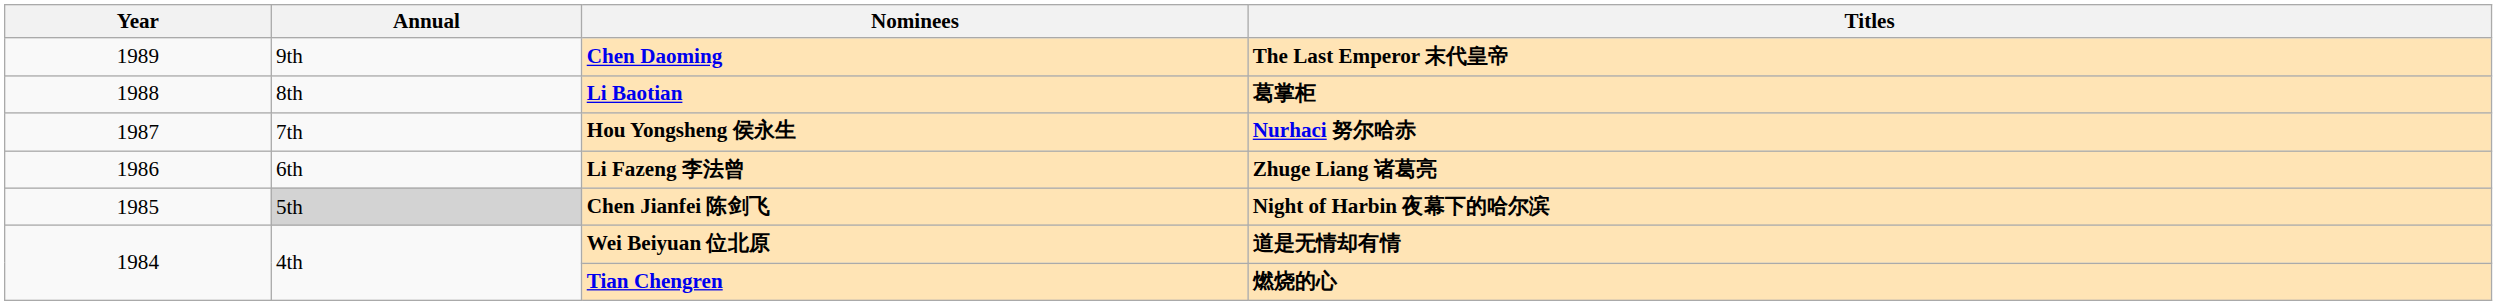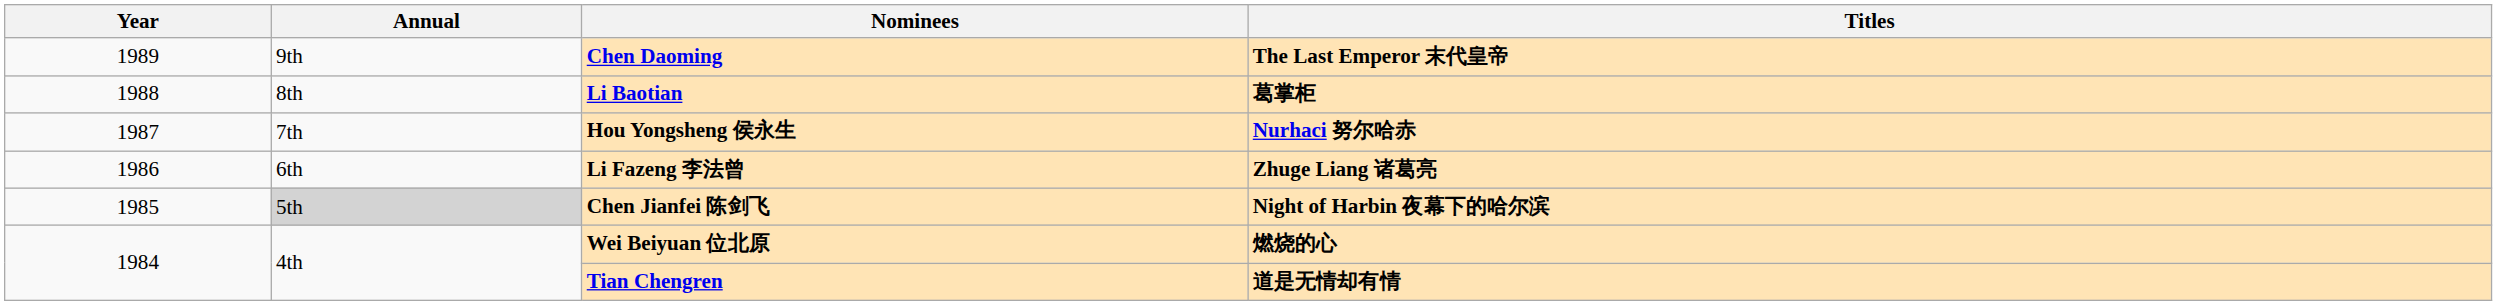(1327, 243) 道是无情却有情 -> (1295, 243) 燃烧的心
(1295, 280) 燃烧的心 -> (1327, 280) 道是无情却有情
